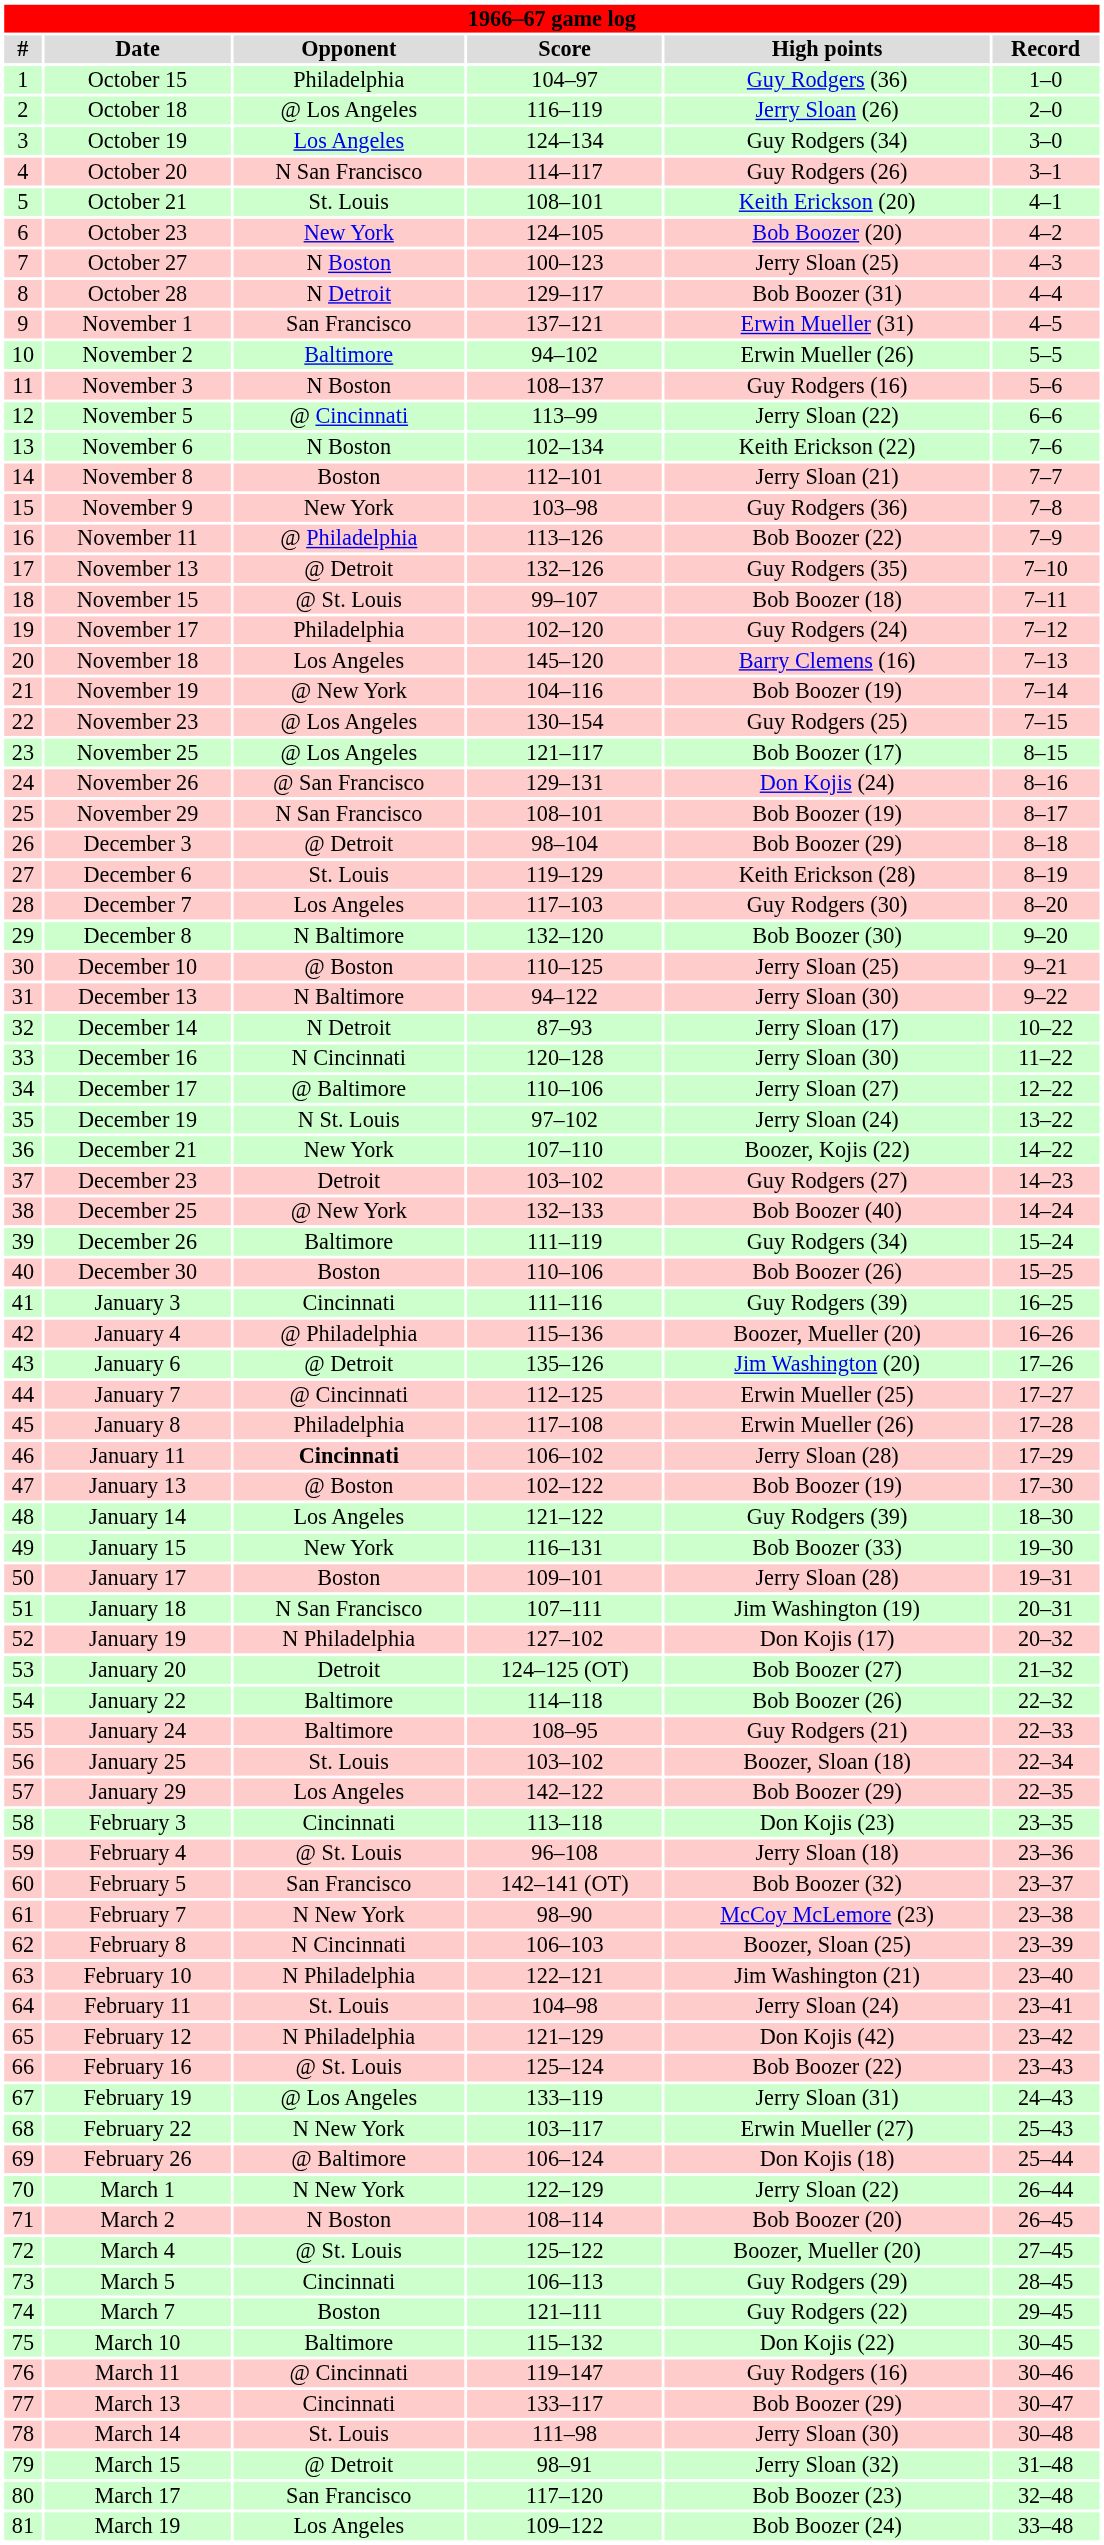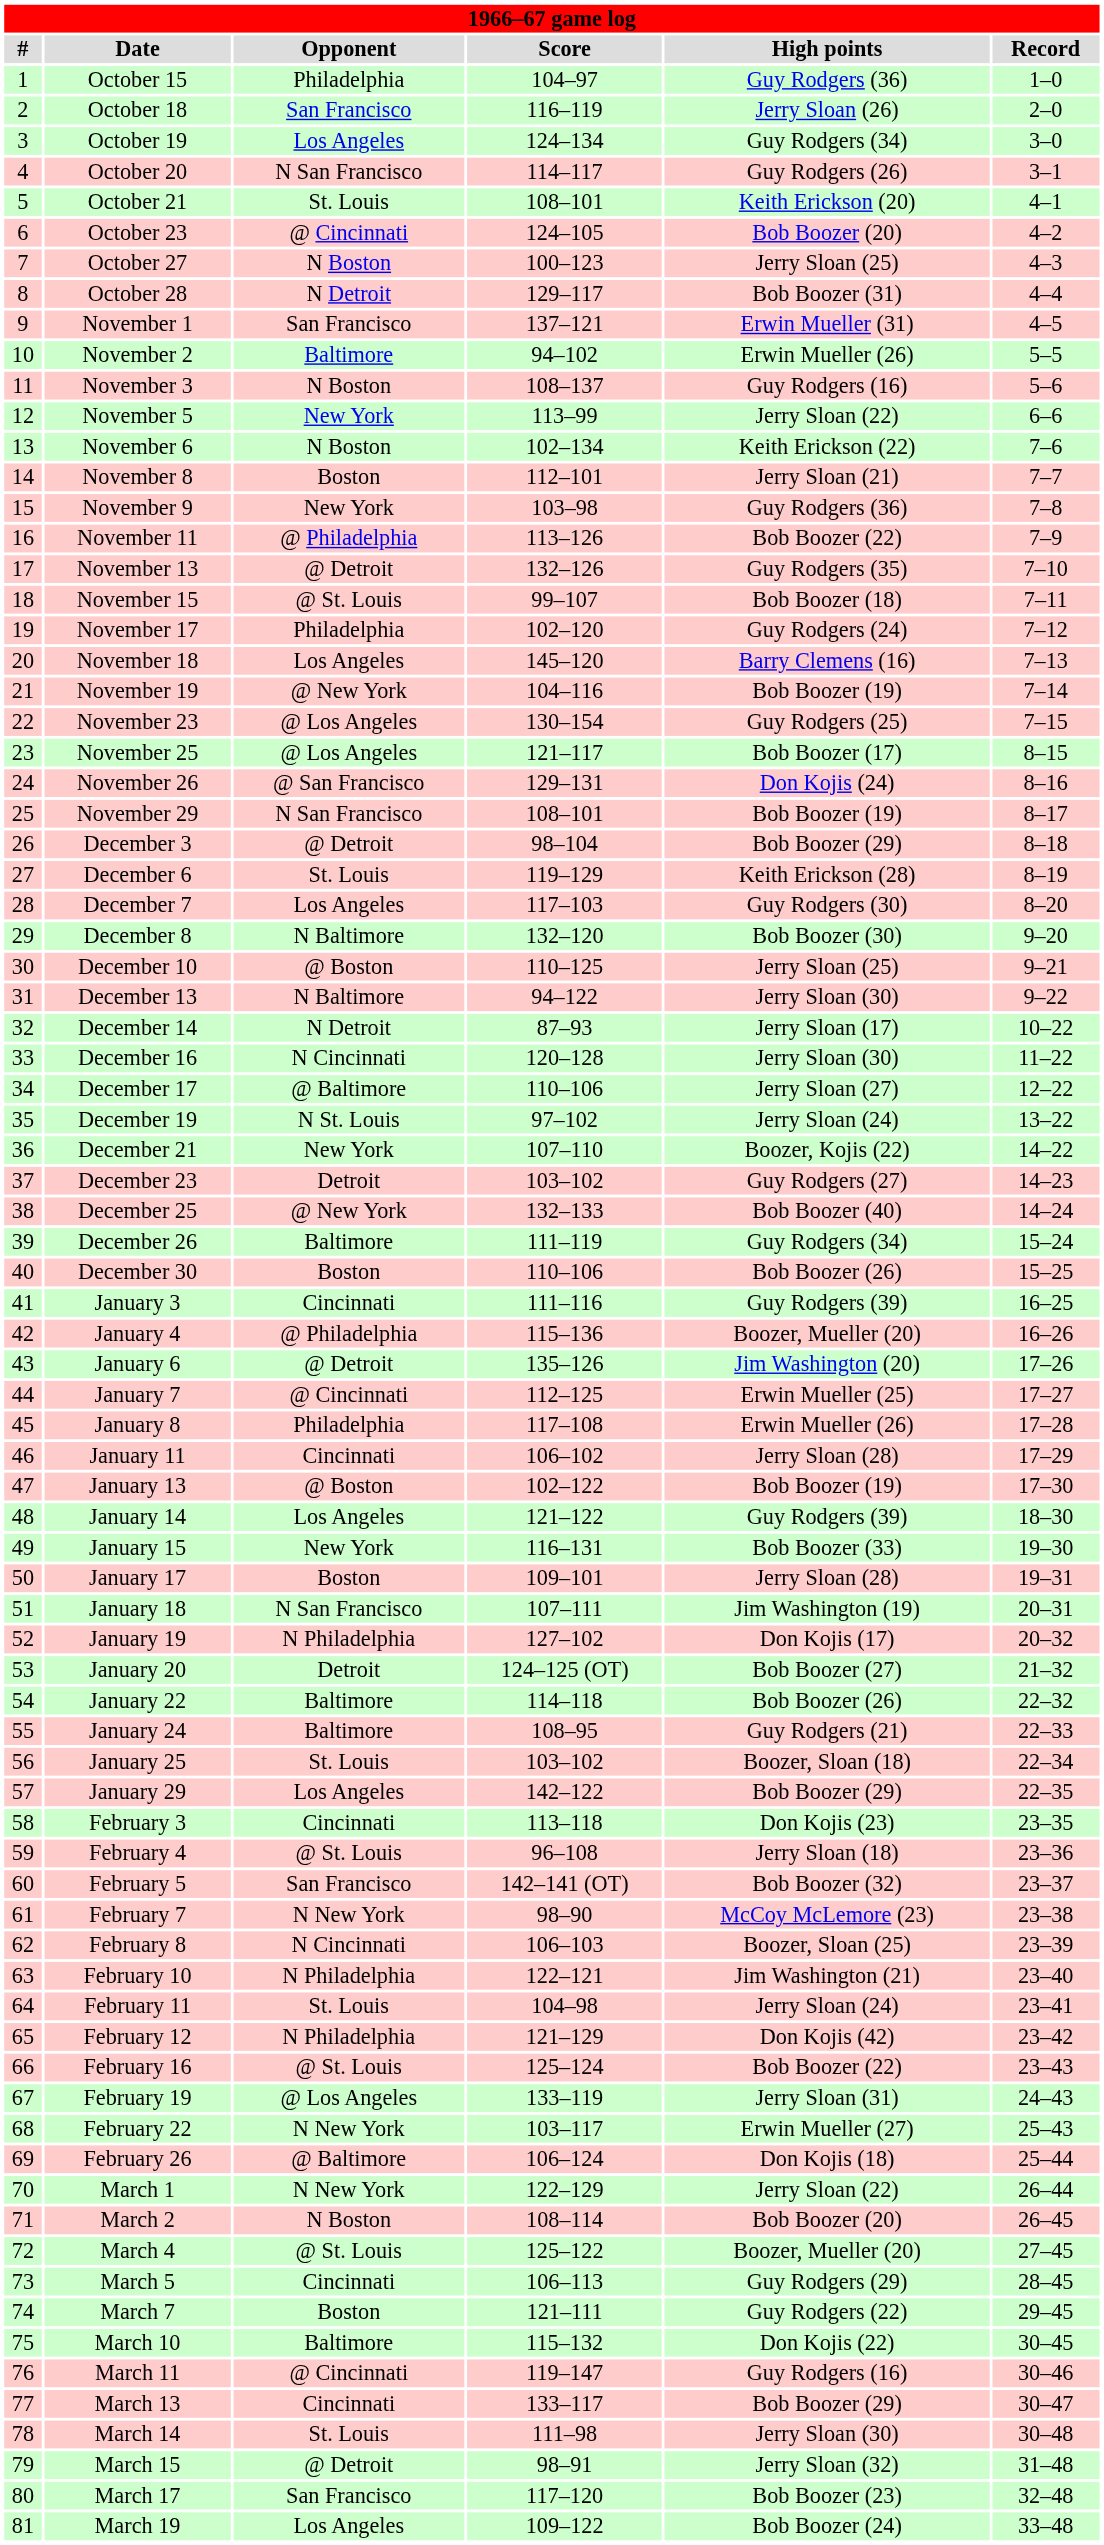(349, 110) @ Los Angeles -> (349, 110) San Francisco
(349, 232) New York -> (349, 232) @ Cincinnati
(349, 416) @ Cincinnati -> (349, 416) New York
(349, 1455) bold -> (349, 1455) normal
